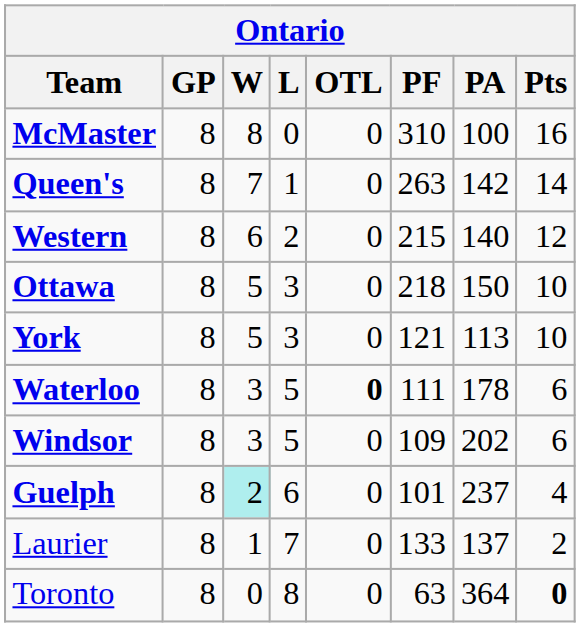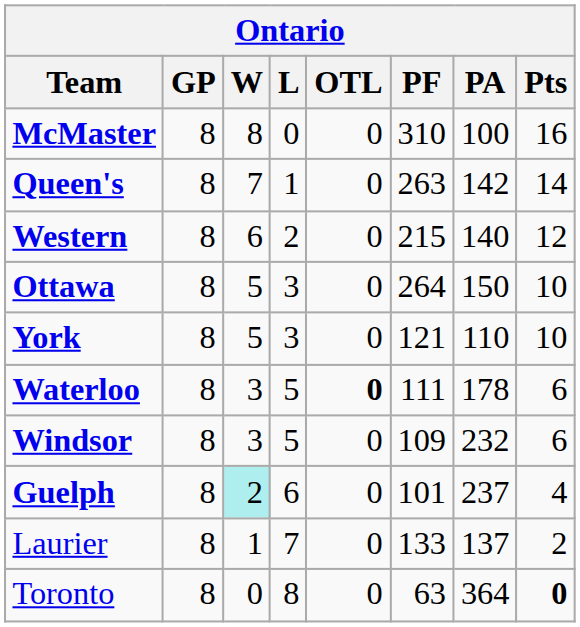(422, 286) 218 -> (422, 286) 264
(486, 337) 113 -> (486, 337) 110
(485, 440) 202 -> (485, 440) 232
